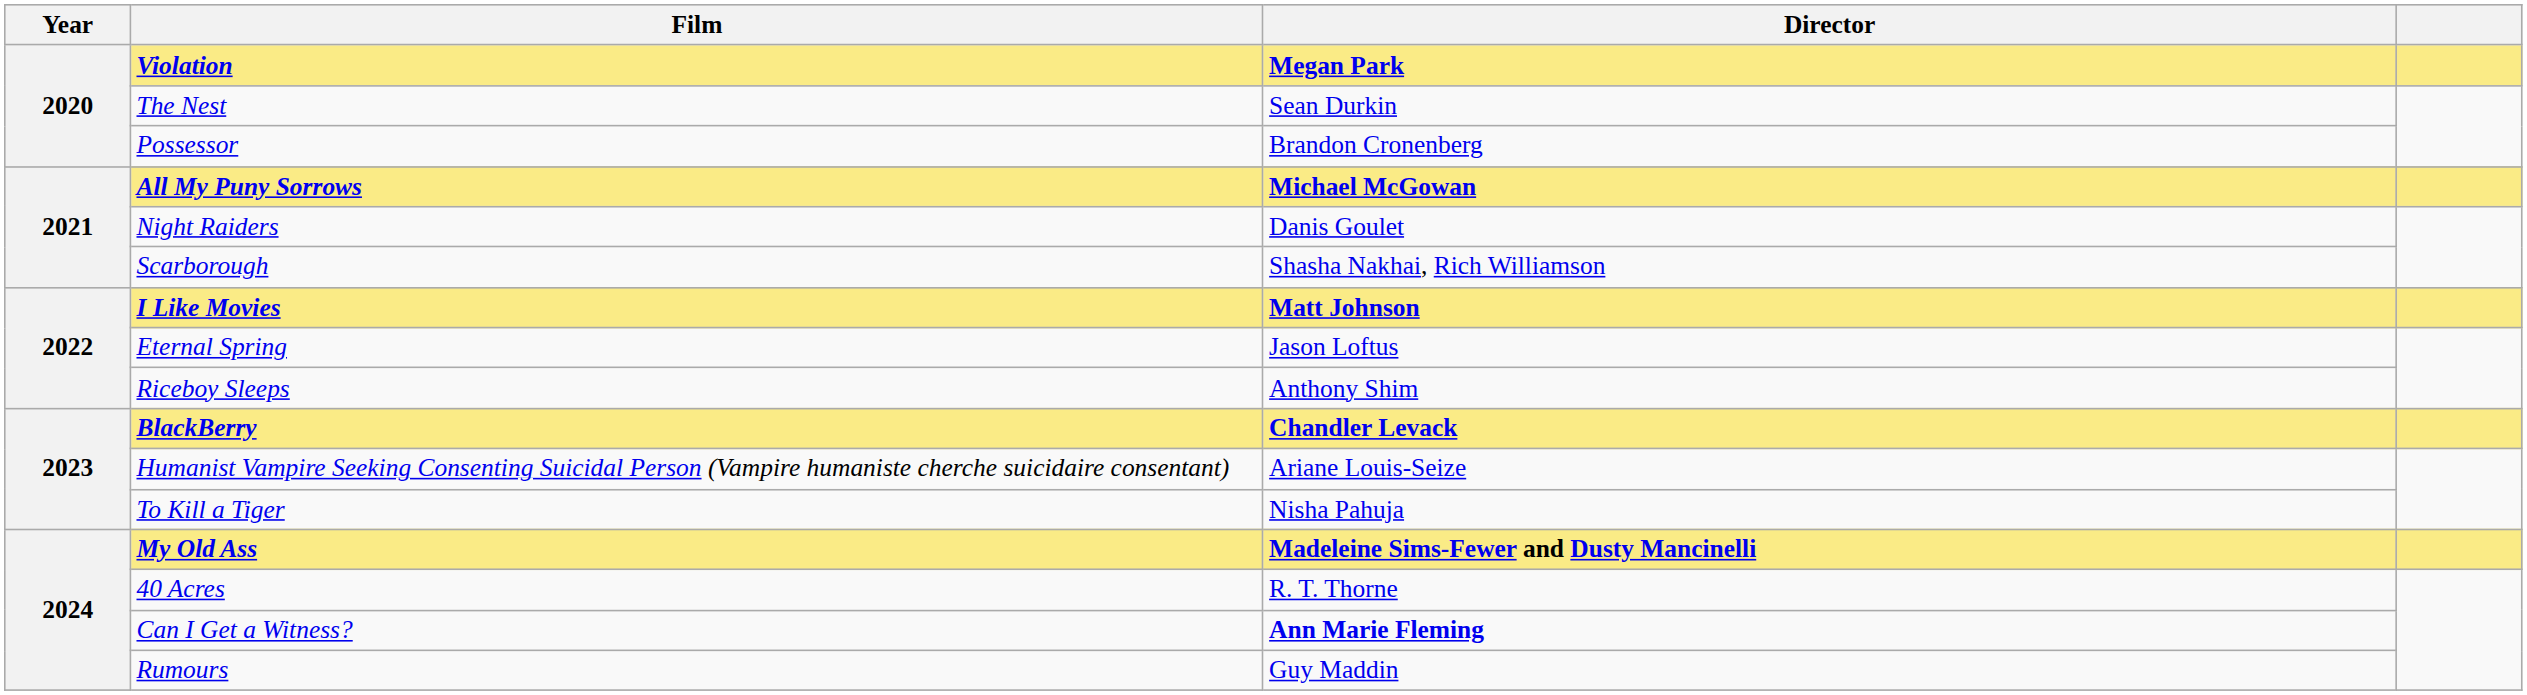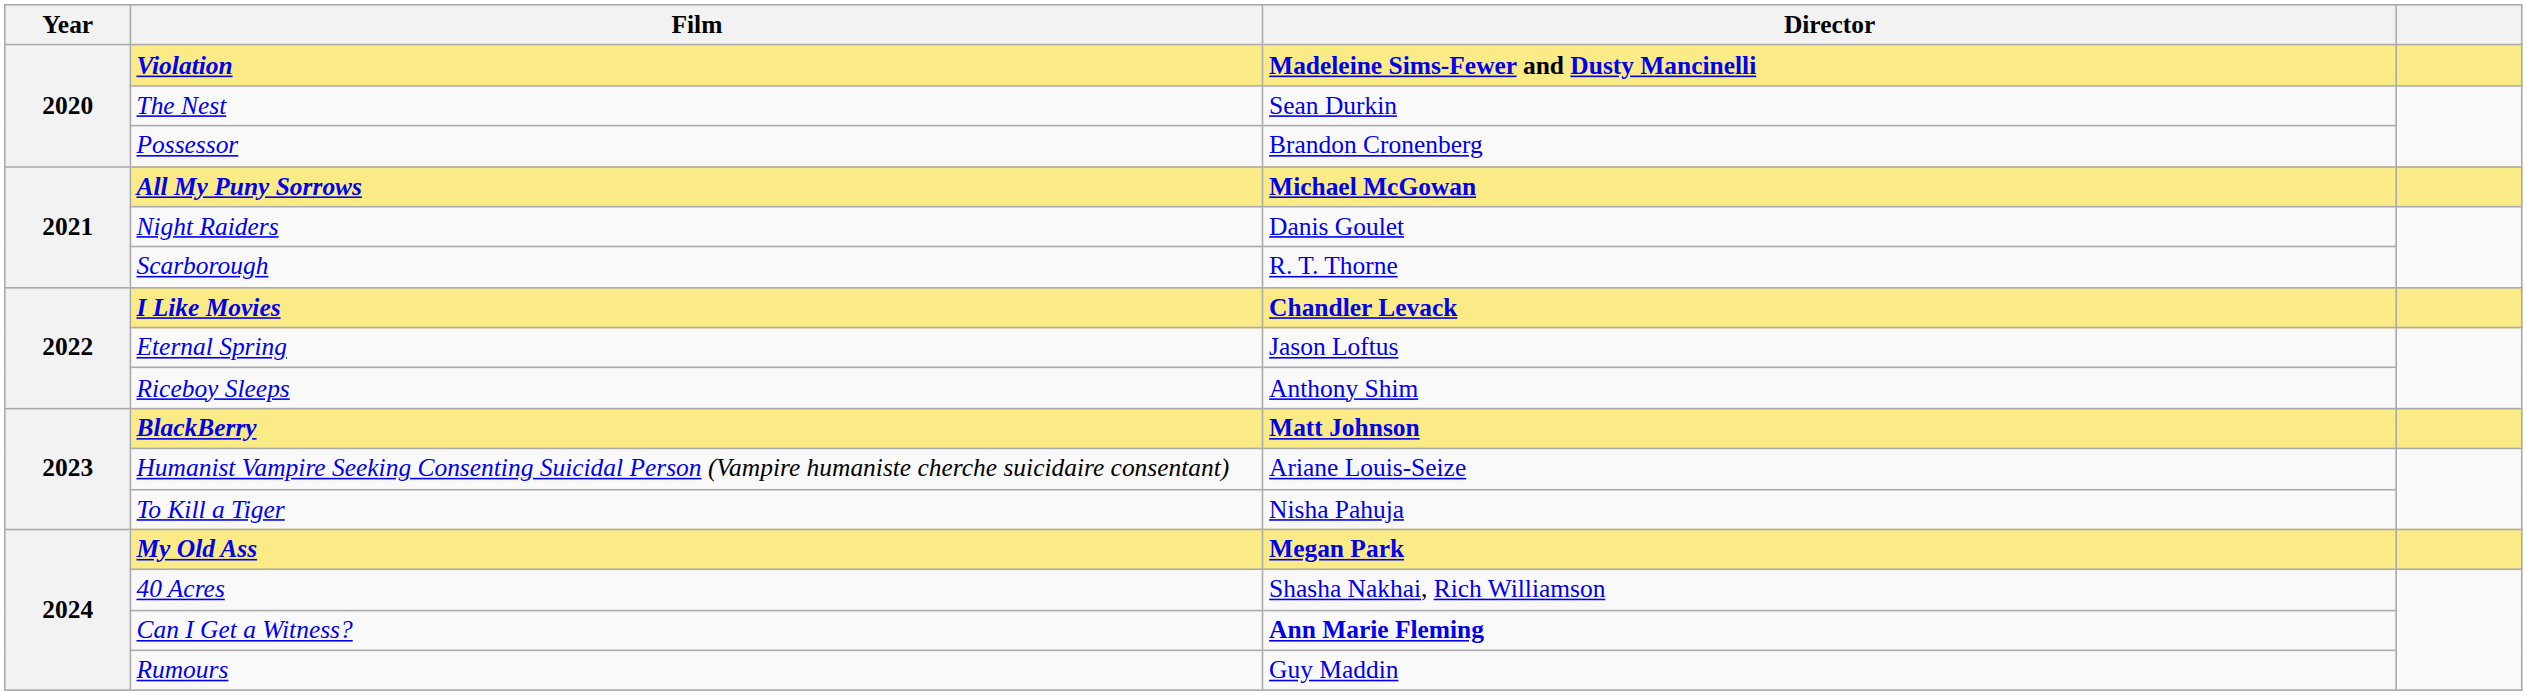(1337, 65) Megan Park -> (1513, 65) Madeleine Sims-Fewer and Dusty Mancinelli
(1437, 266) Shasha Nakhai, Rich Williamson -> (1333, 266) R. T. Thorne
(1344, 307) Matt Johnson -> (1363, 307) Chandler Levack
(1363, 428) Chandler Levack -> (1344, 428) Matt Johnson
(1513, 549) Madeleine Sims-Fewer and Dusty Mancinelli -> (1337, 549) Megan Park
(1333, 589) R. T. Thorne -> (1437, 589) Shasha Nakhai, Rich Williamson
